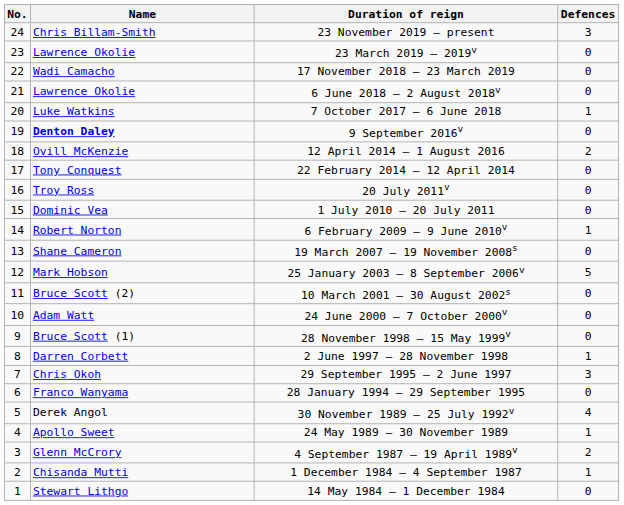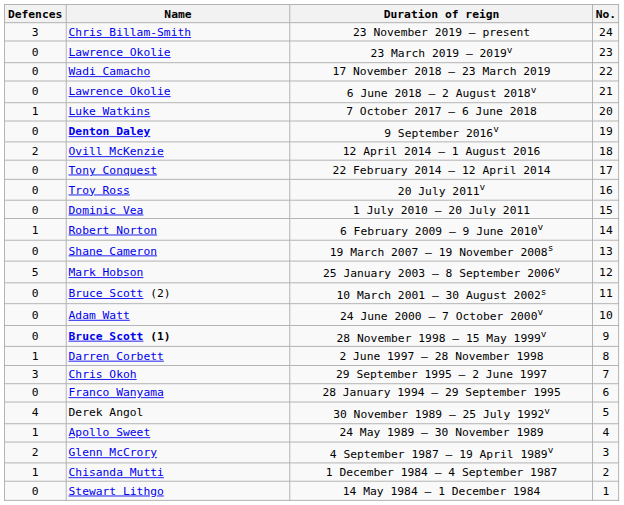columns swapped: (17, 14) <-> (588, 14)
(84, 336) normal -> (120, 336) bold
